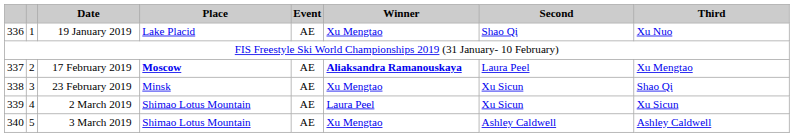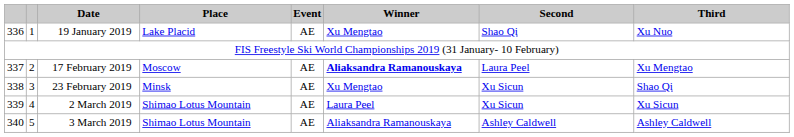(162, 68) bold -> (161, 68) normal
(354, 122) Xu Mengtao -> (389, 122) Aliaksandra Ramanouskaya
